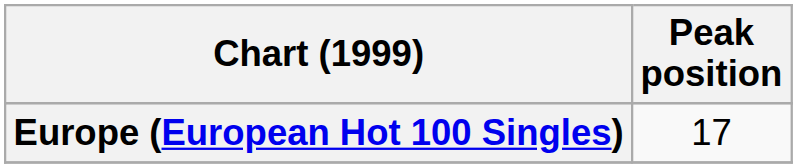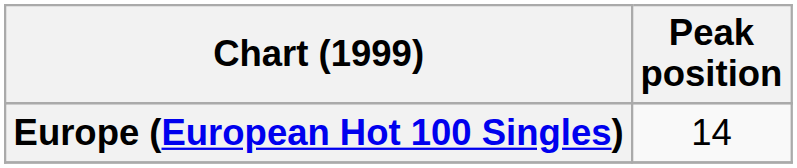(711, 132) 17 -> (711, 132) 14
